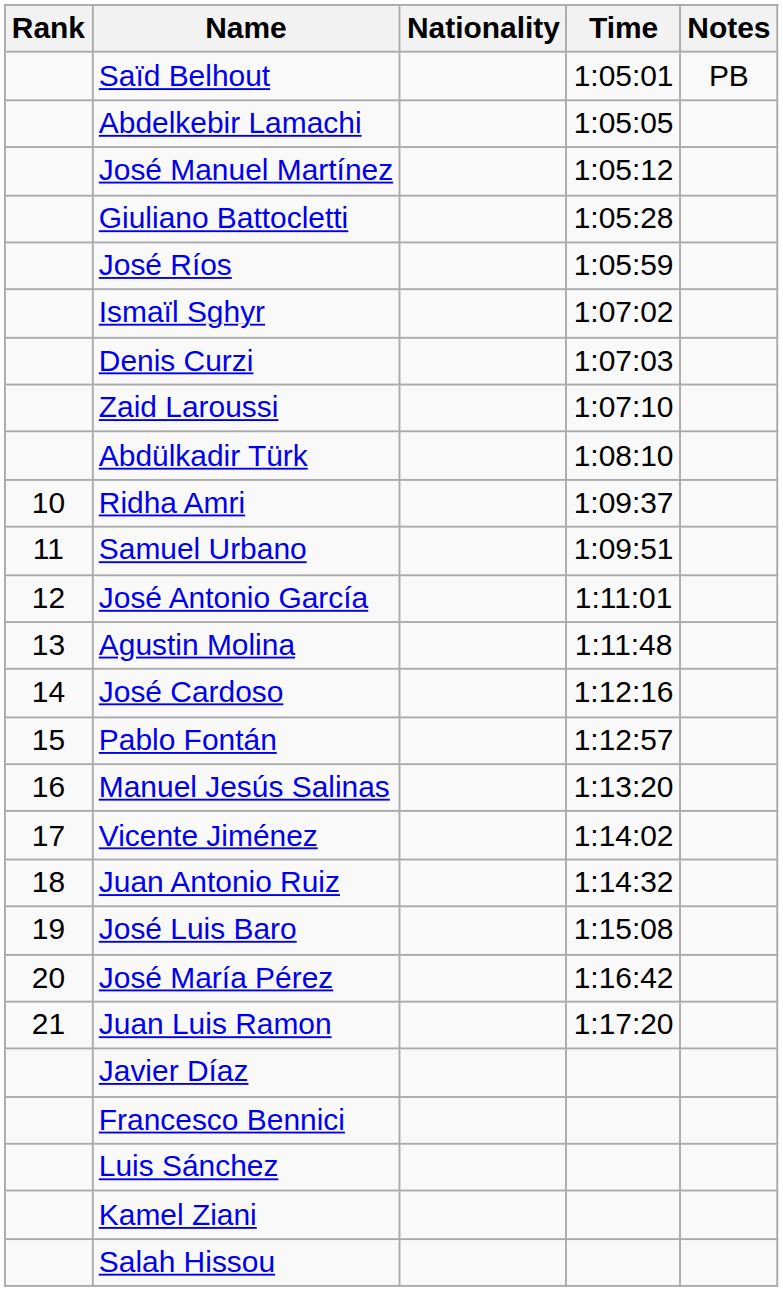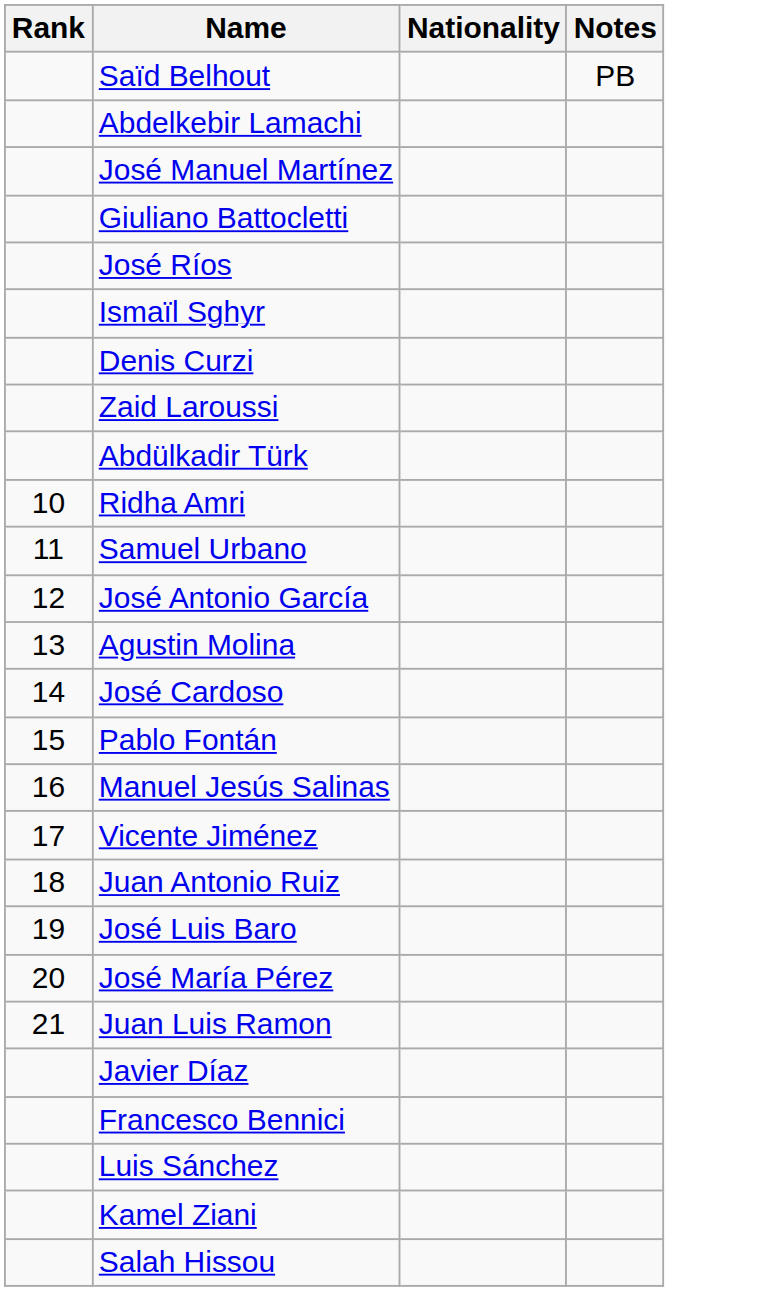- column: (624, 28)
